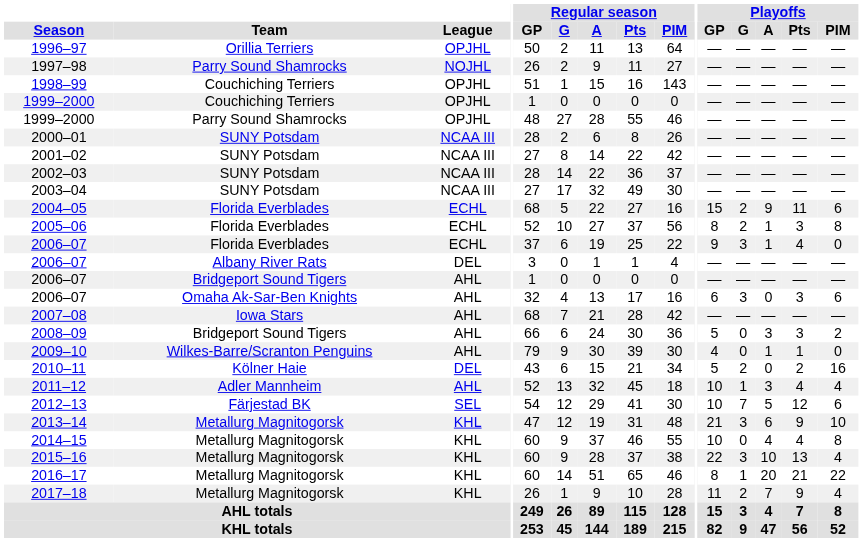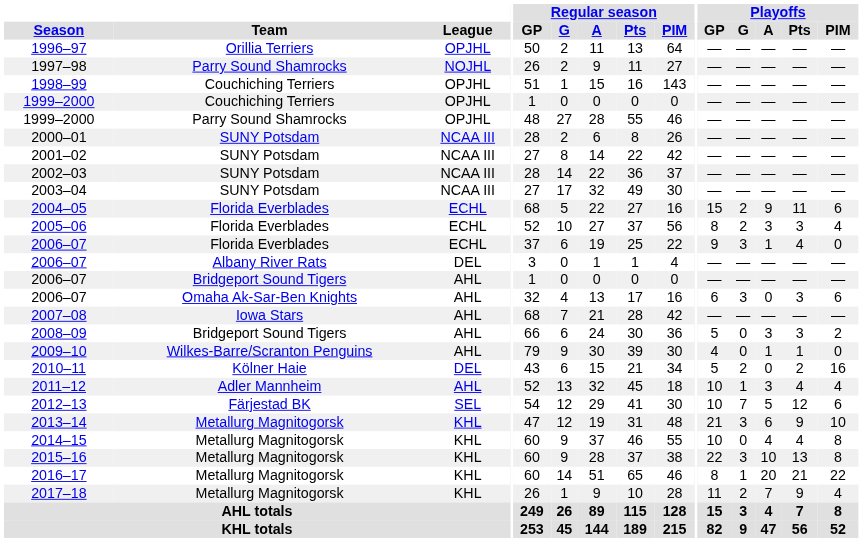(768, 226) 1 -> (768, 226) 3
(838, 226) 8 -> (838, 226) 4
(838, 457) 4 -> (838, 457) 8
